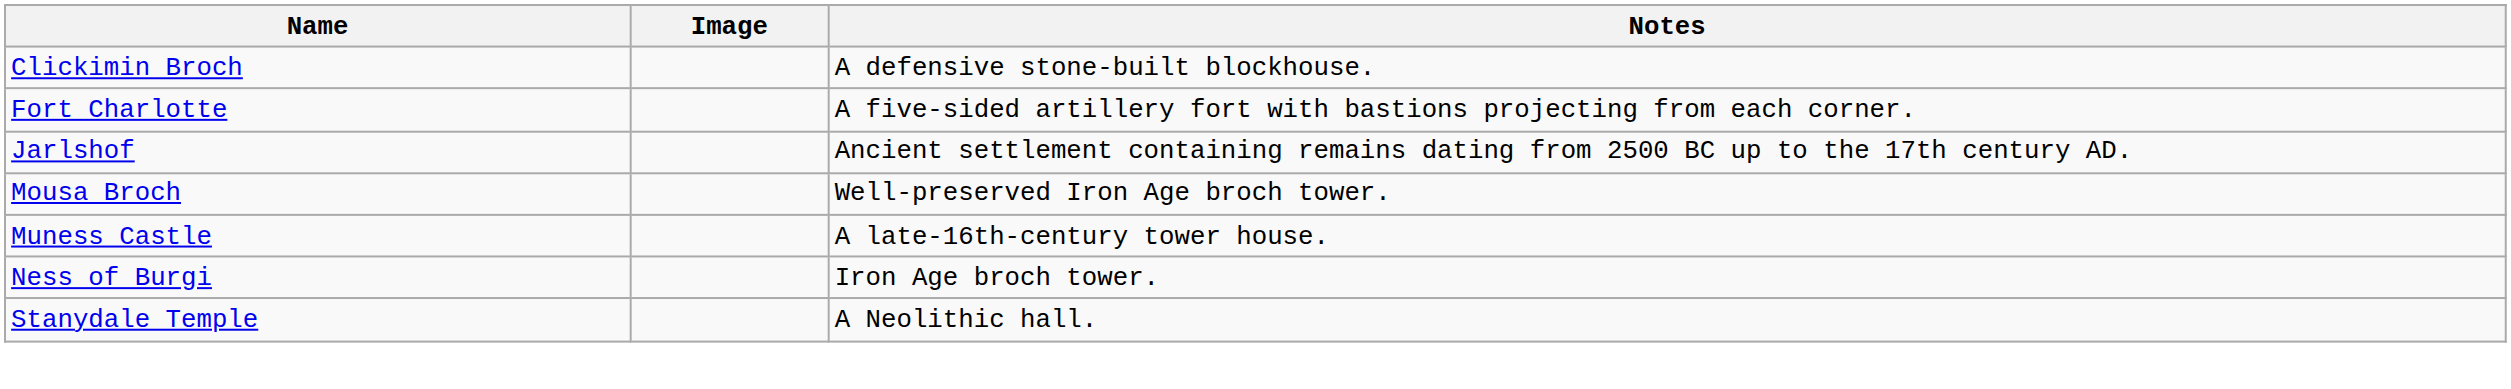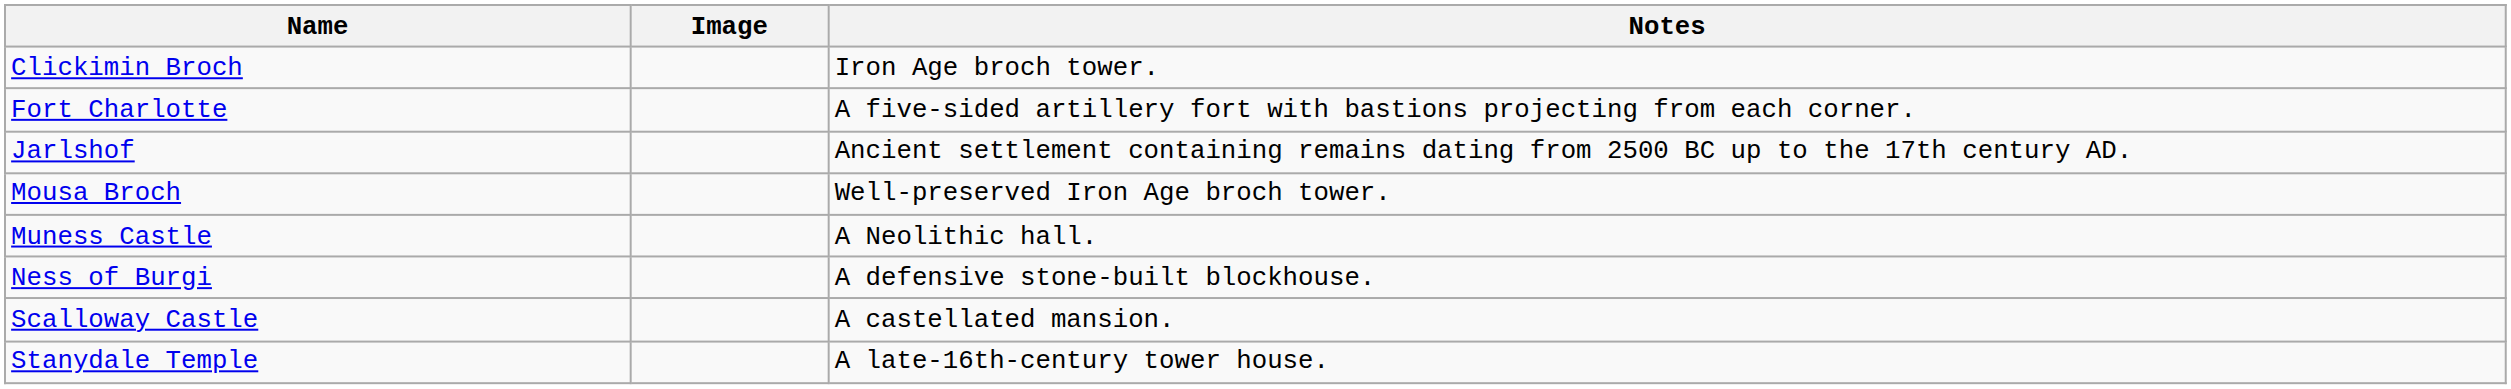(1105, 68) A defensive stone-built blockhouse. -> (997, 68) Iron Age broch tower.
(1082, 236) A late-16th-century tower house. -> (966, 236) A Neolithic hall.
(997, 278) Iron Age broch tower. -> (1105, 278) A defensive stone-built blockhouse.
+ row: (135, 320)
(966, 320) A Neolithic hall. -> (1082, 362) A late-16th-century tower house.
